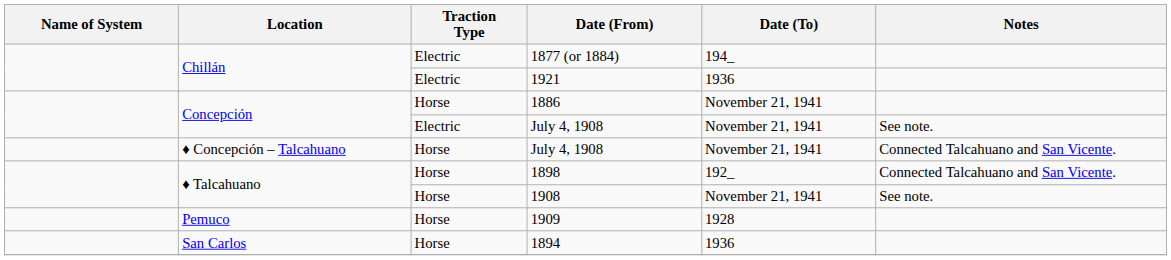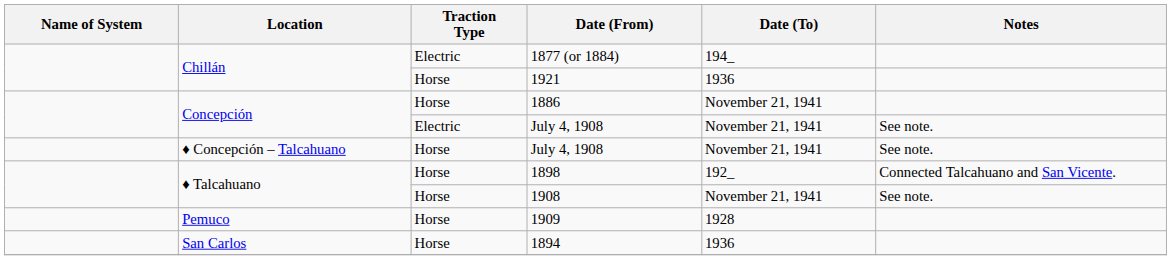(437, 79) Electric -> (432, 79) Horse
(998, 149) Connected Talcahuano and San Vicente. -> (906, 149) See note.
